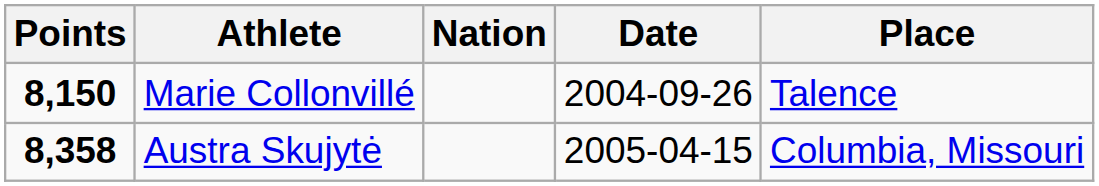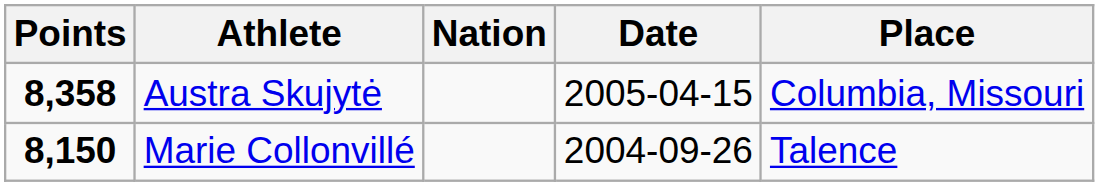rows swapped: (279, 92) <-> (263, 151)
